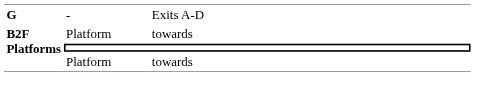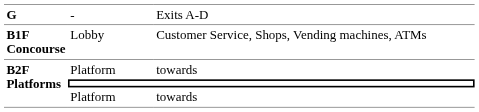+ row: (87, 34)
